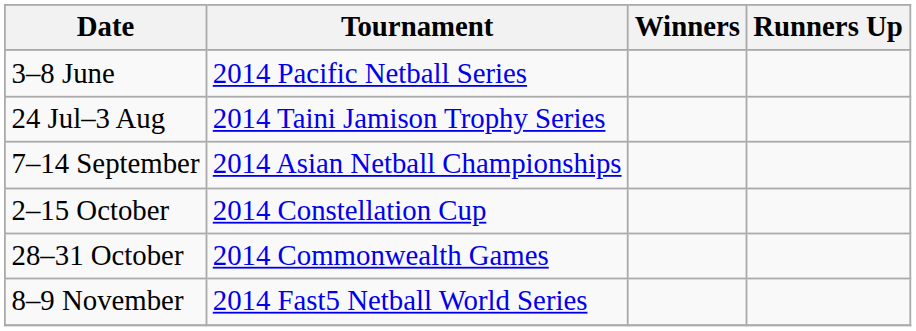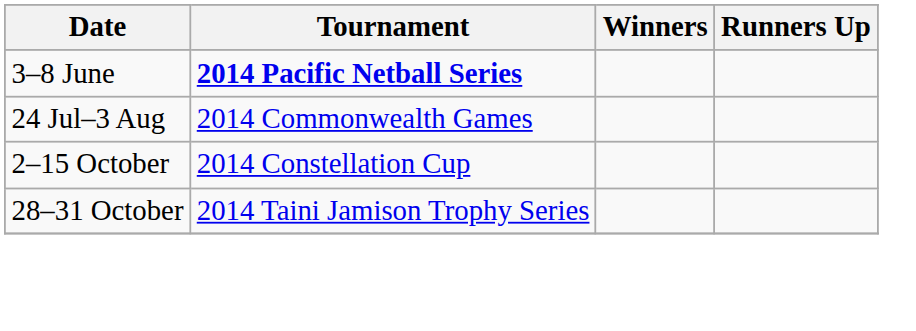(370, 73) normal -> (360, 73) bold
(409, 118) 2014 Taini Jamison Trophy Series -> (365, 118) 2014 Commonwealth Games
- row: (106, 164)
(381, 255) 2014 Commonwealth Games -> (393, 210) 2014 Taini Jamison Trophy Series
- row: (98, 301)
